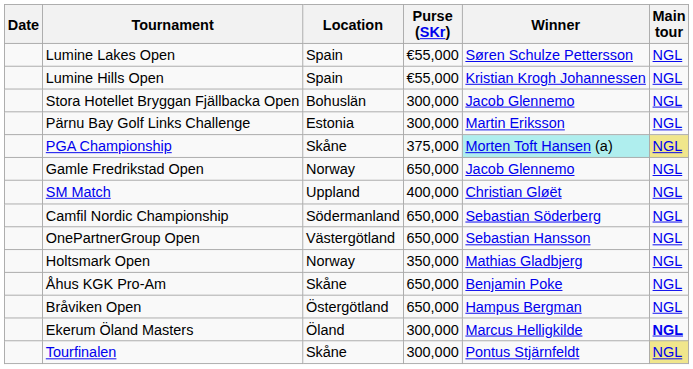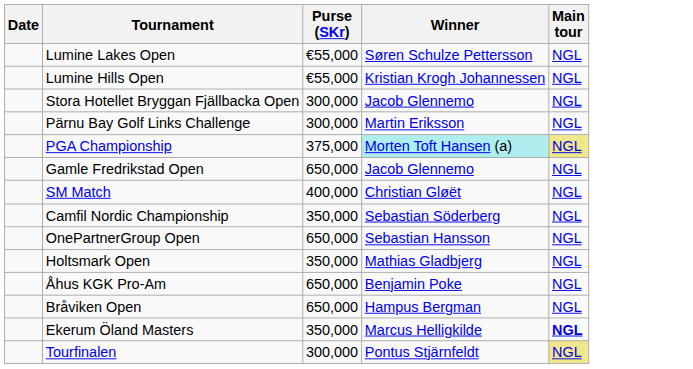- column: (353, 24)
(433, 215) 650,000 -> (332, 215) 350,000
(433, 329) 300,000 -> (332, 329) 350,000
